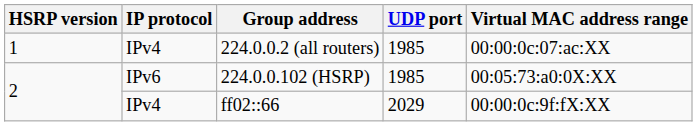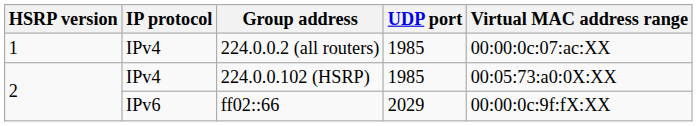(143, 76) IPv6 -> (143, 76) IPv4
(143, 105) IPv4 -> (143, 105) IPv6
